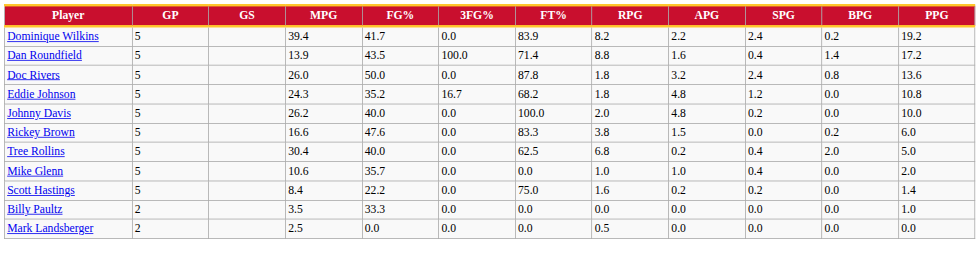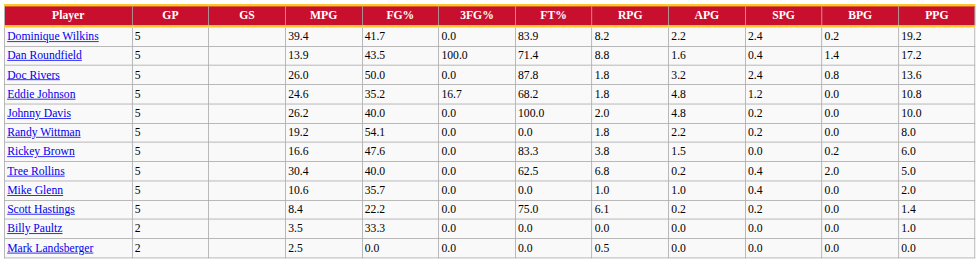(298, 94) 24.3 -> (298, 94) 24.6
+ row: (44, 133)
(602, 190) 1.6 -> (602, 210) 6.1
